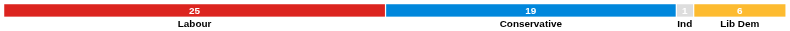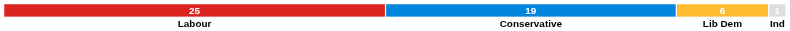columns swapped: (740, 10) <-> (685, 10)
